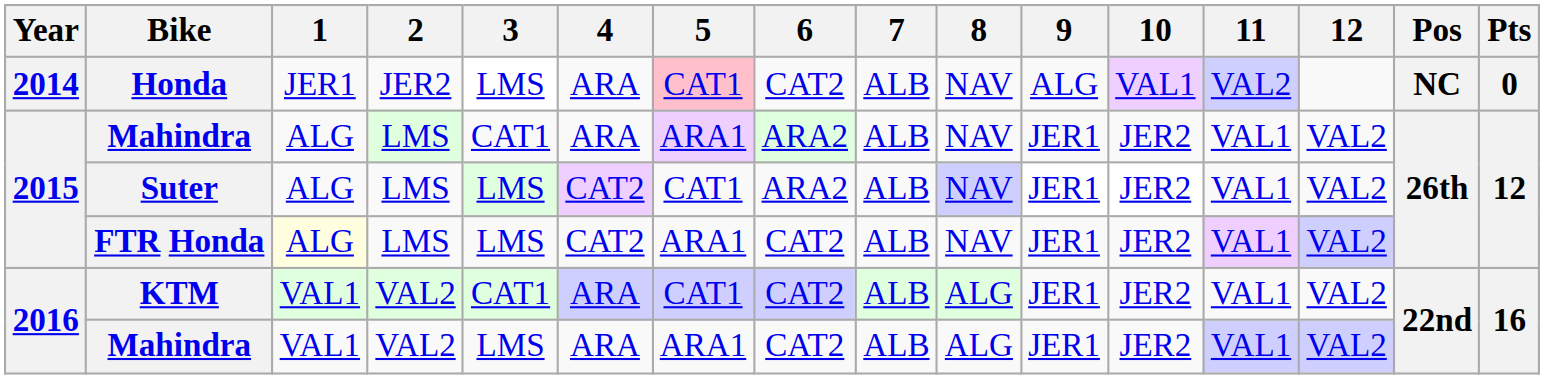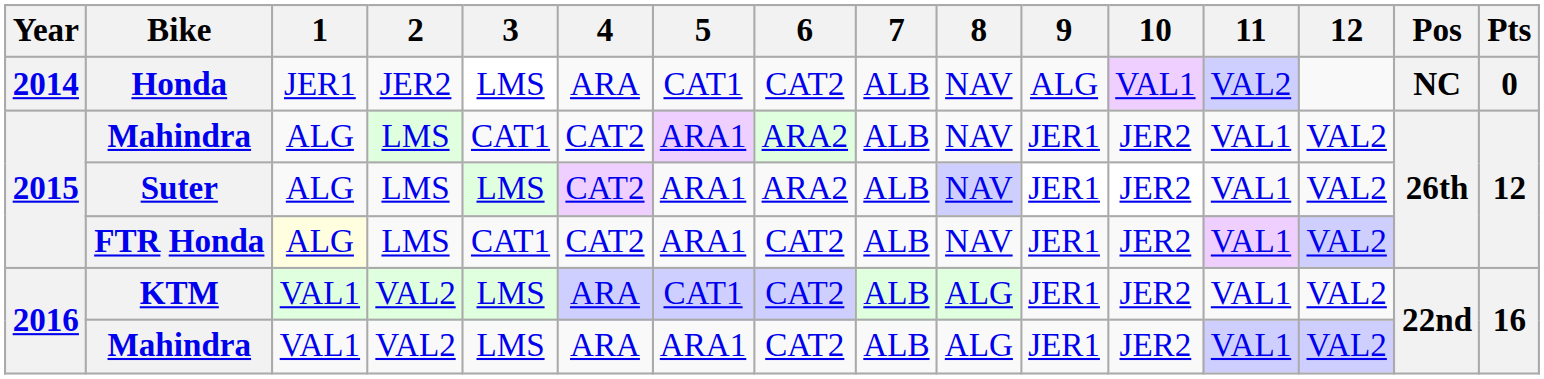(703, 83) pink background -> (703, 83) no background
(605, 135) ARA -> (605, 135) CAT2
(703, 188) CAT1 -> (703, 188) ARA1
(511, 240) LMS -> (511, 240) CAT1
(511, 293) CAT1 -> (511, 293) LMS
